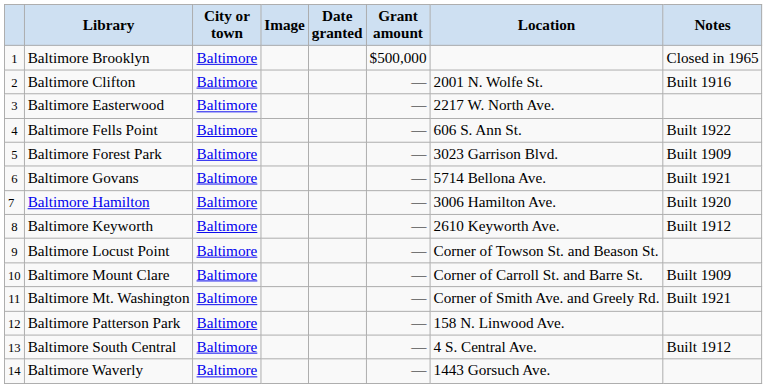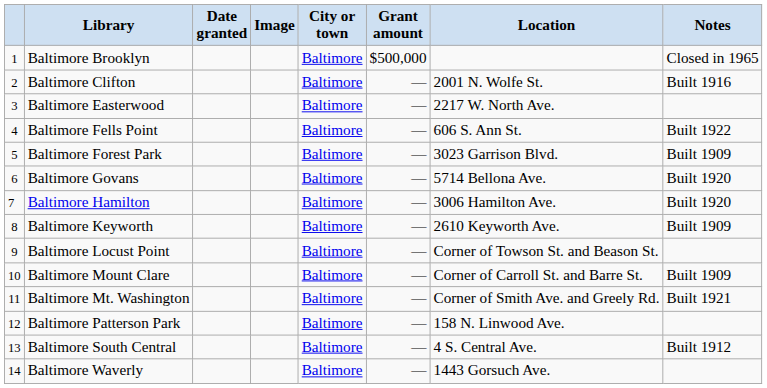columns swapped: (227, 25) <-> (337, 25)
(699, 178) Built 1921 -> (699, 178) Built 1920
(699, 226) Built 1912 -> (699, 226) Built 1909
